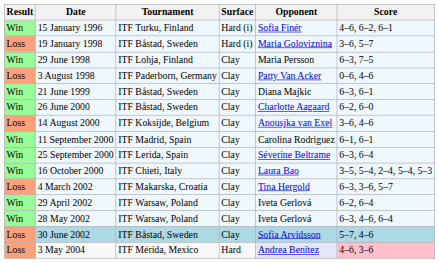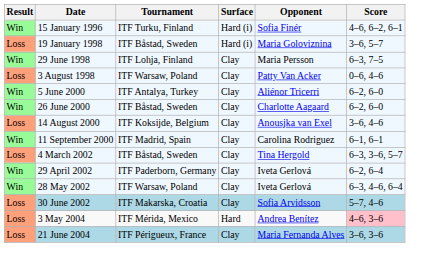(168, 75) ITF Paderborn, Germany -> (158, 75) ITF Warsaw, Poland
- row: (64, 91)
+ row: (61, 91)
- row: (76, 154)
- row: (71, 170)
(163, 186) ITF Makarska, Croatia -> (158, 154) ITF Båstad, Sweden
(158, 202) ITF Warsaw, Poland -> (167, 170) ITF Paderborn, Germany
(158, 234) ITF Båstad, Sweden -> (163, 202) ITF Makarska, Croatia
(288, 249) lavender background -> (288, 218) no background
+ row: (64, 234)
